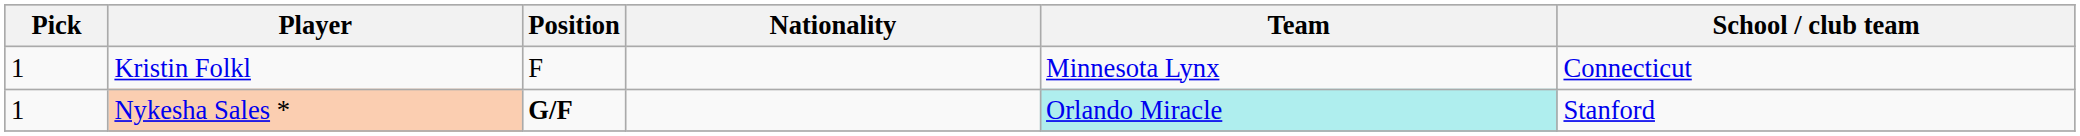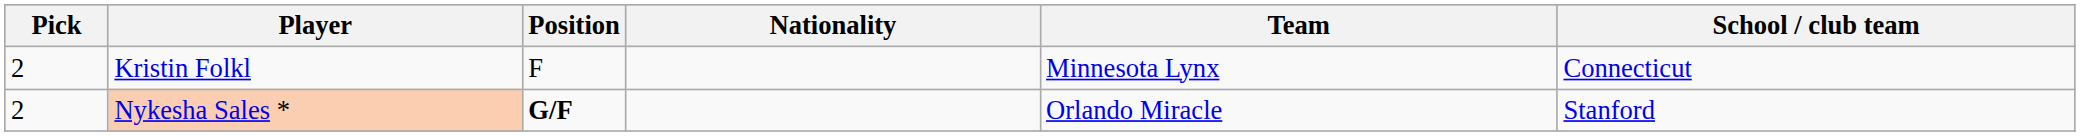(18, 67) 1 -> (18, 67) 2
(18, 109) 1 -> (18, 109) 2
(1134, 109) paleturquoise background -> (1134, 109) no background
